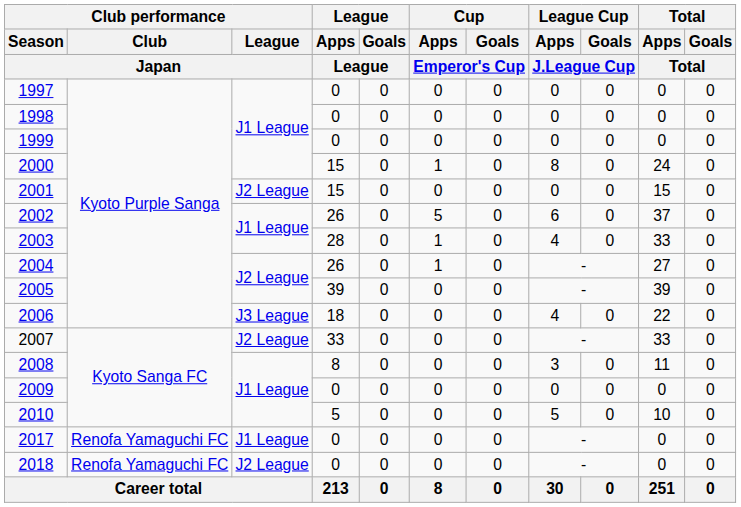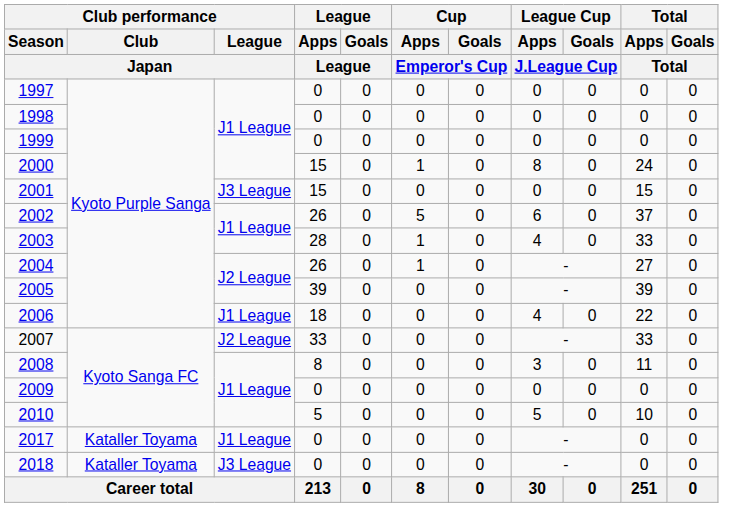(272, 191) J2 League -> (254, 191) J3 League
(272, 315) J3 League -> (254, 315) J1 League
(150, 439) Renofa Yamaguchi FC -> (141, 439) Kataller Toyama
(150, 464) Renofa Yamaguchi FC -> (141, 464) Kataller Toyama
(272, 464) J2 League -> (254, 464) J3 League
